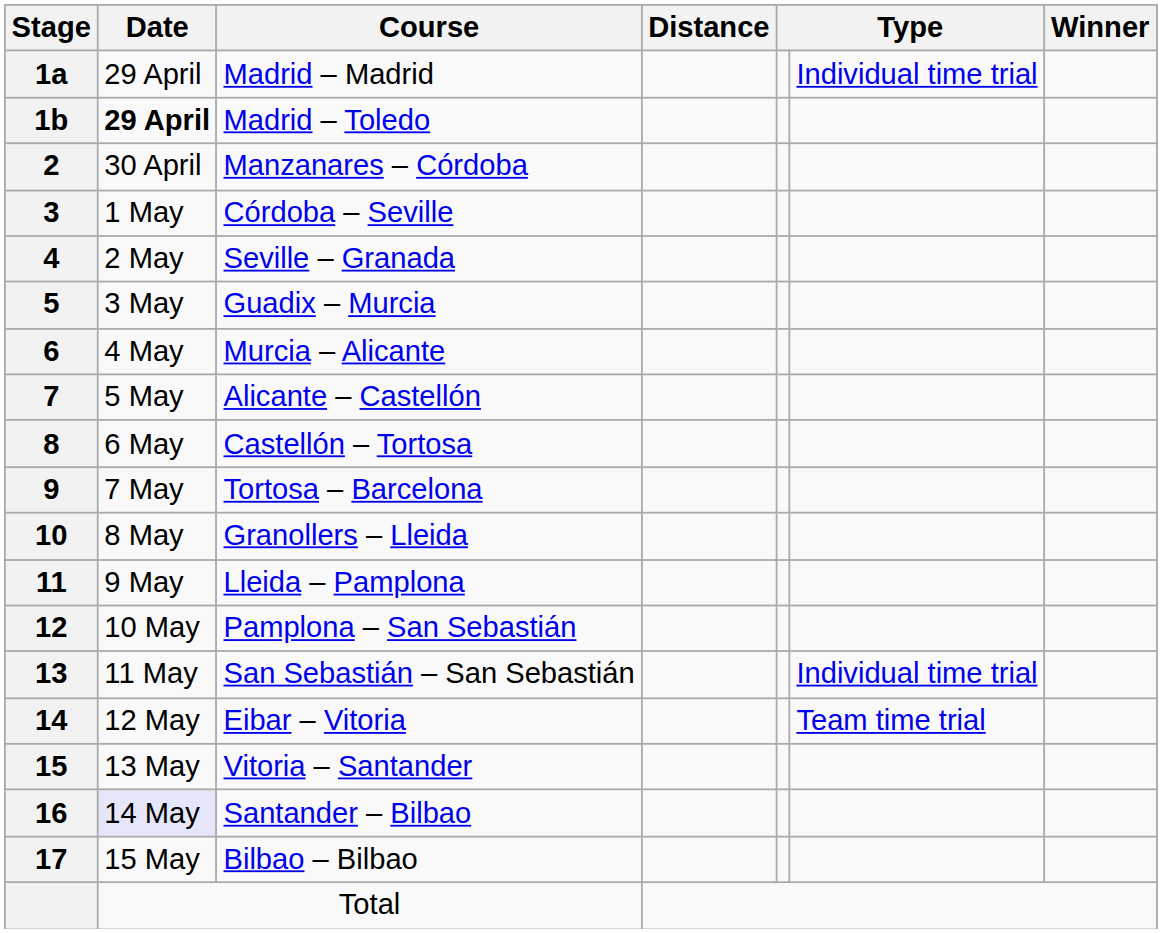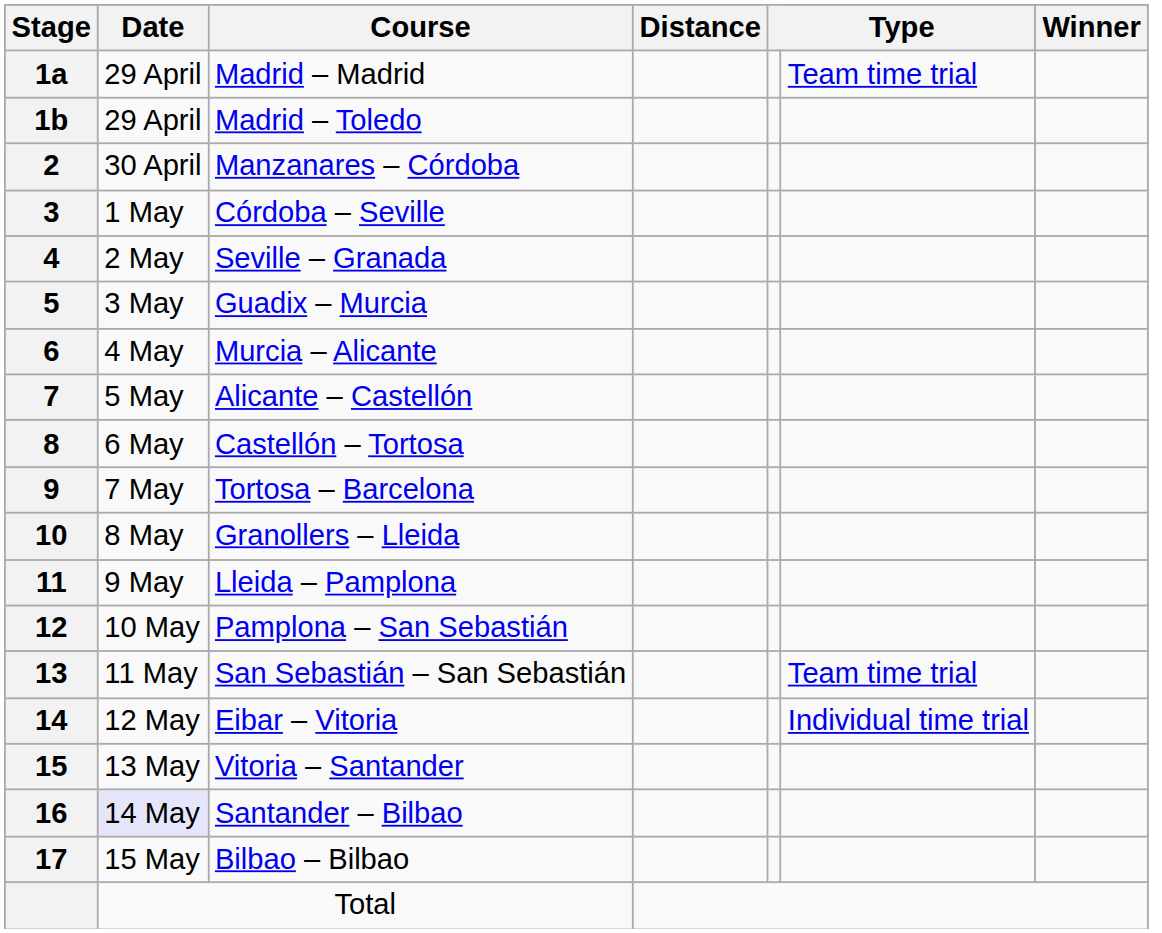(917, 73) Individual time trial -> (882, 73) Team time trial
(157, 119) bold -> (153, 119) normal
(917, 674) Individual time trial -> (882, 674) Team time trial
(891, 720) Team time trial -> (908, 720) Individual time trial
